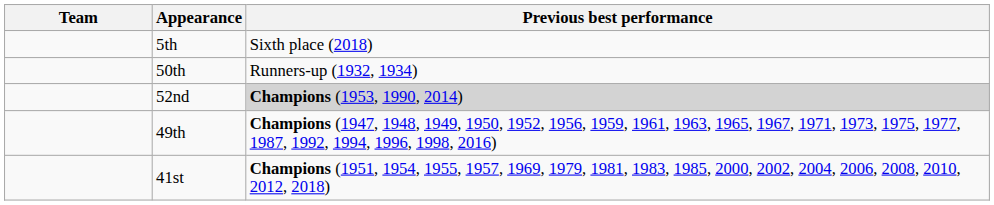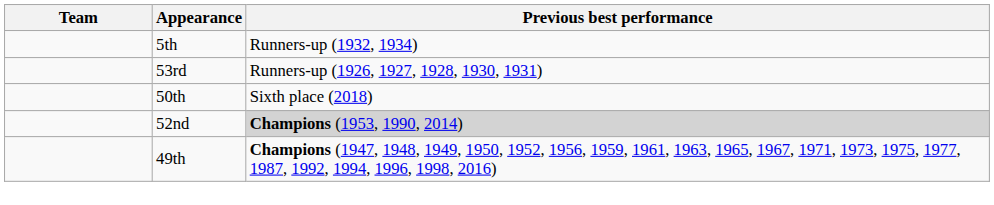(311, 44) Sixth place (2018) -> (334, 44) Runners-up (1932, 1934)
+ row: (171, 70)
(334, 70) Runners-up (1932, 1934) -> (311, 96) Sixth place (2018)
- row: (170, 177)
